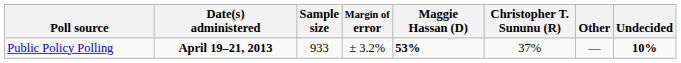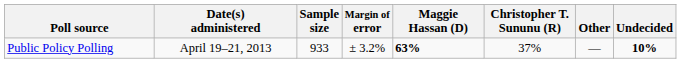(226, 48) bold -> (226, 48) normal
(408, 48) 53% -> (408, 48) 63%
